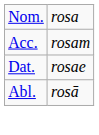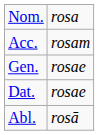+ row: (23, 67)
